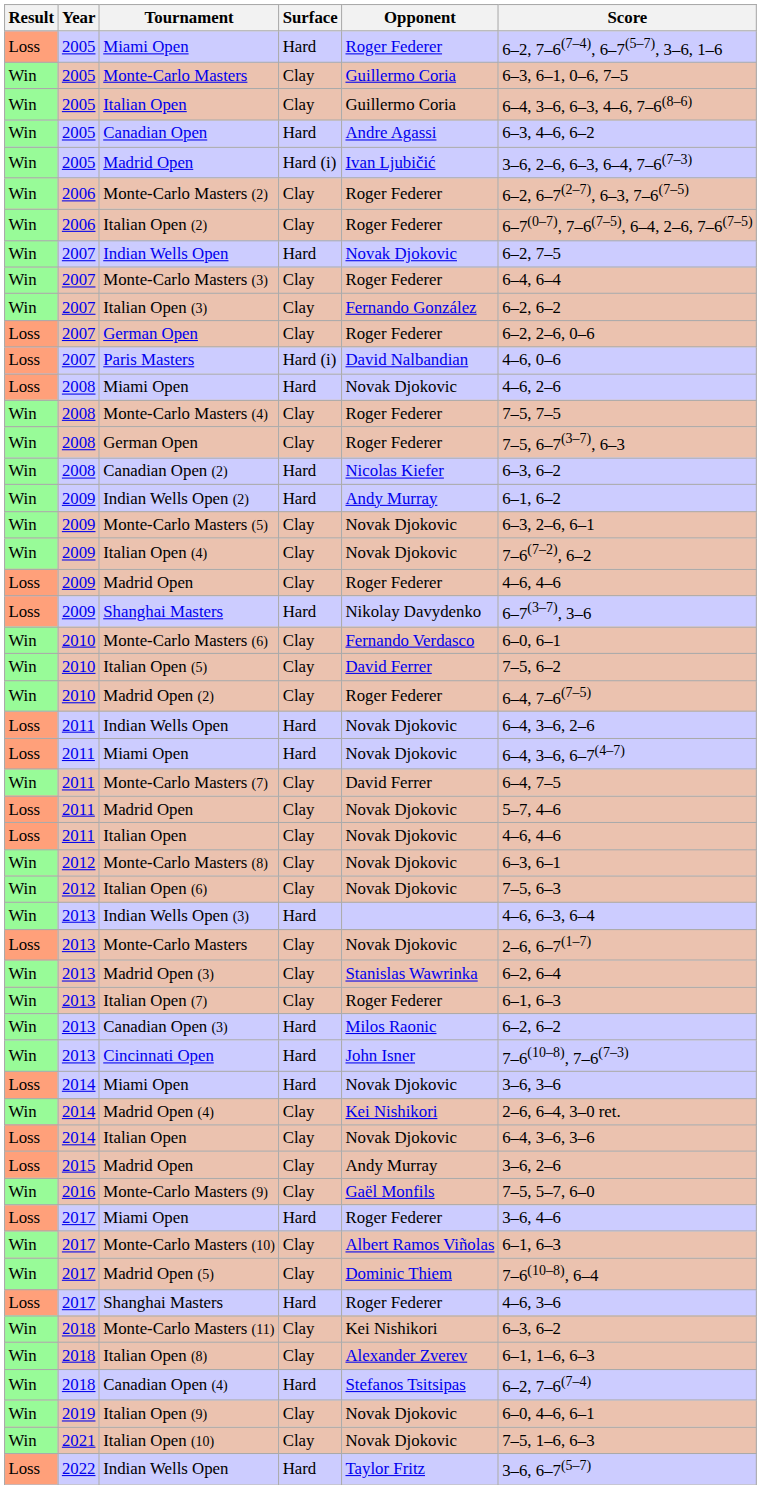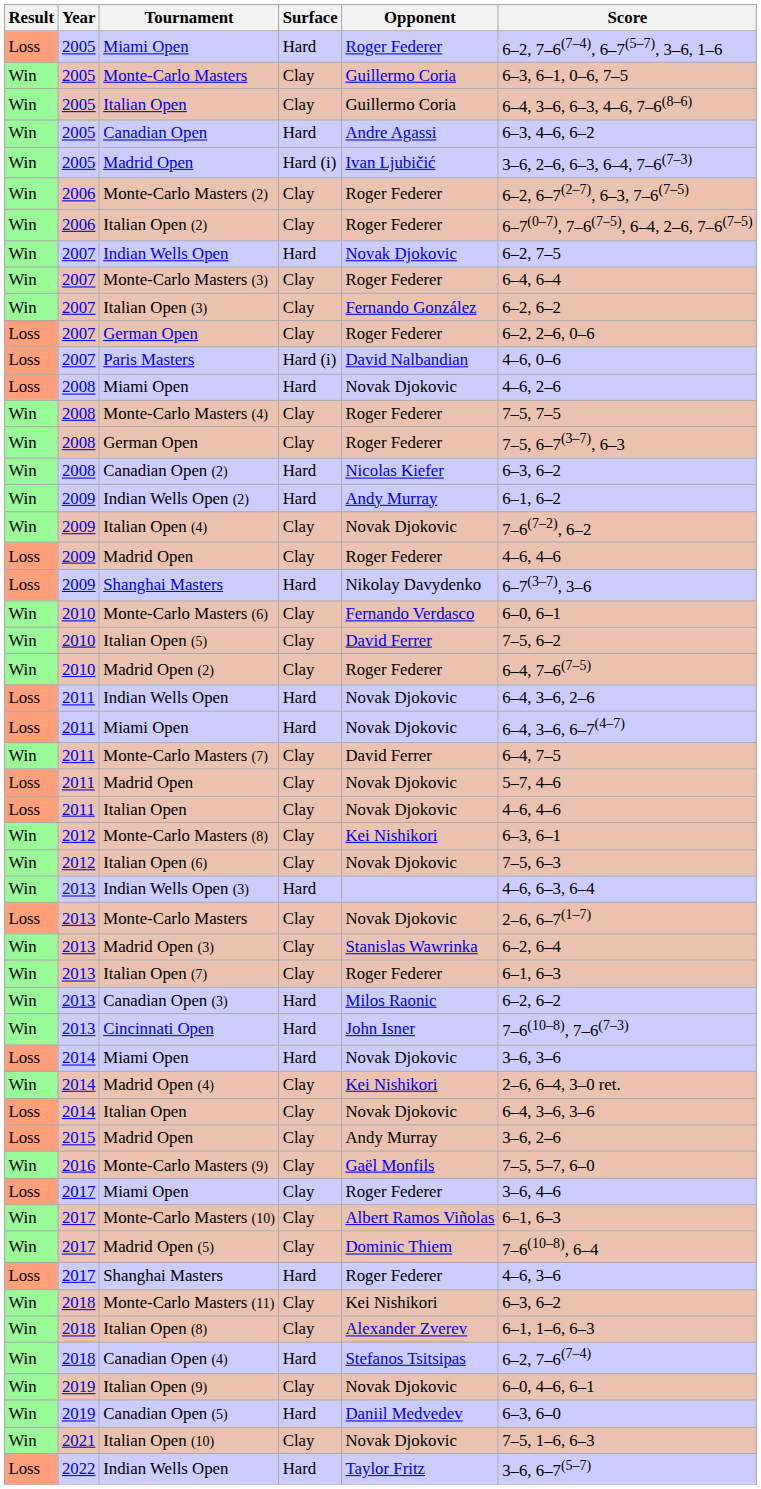- row: (79, 524)
(401, 862) Novak Djokovic -> (391, 835) Kei Nishikori
(299, 1218) Hard -> (299, 1191) Clay
+ row: (79, 1413)
